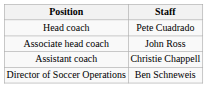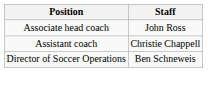- row: (66, 28)
